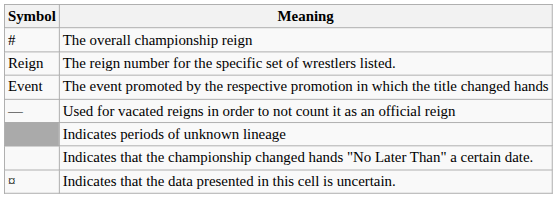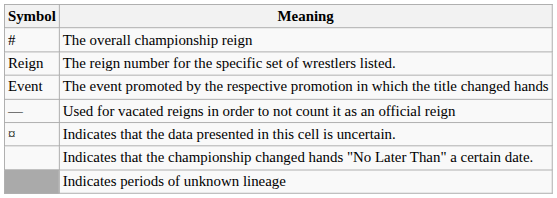rows swapped: (174, 134) <-> (229, 181)
